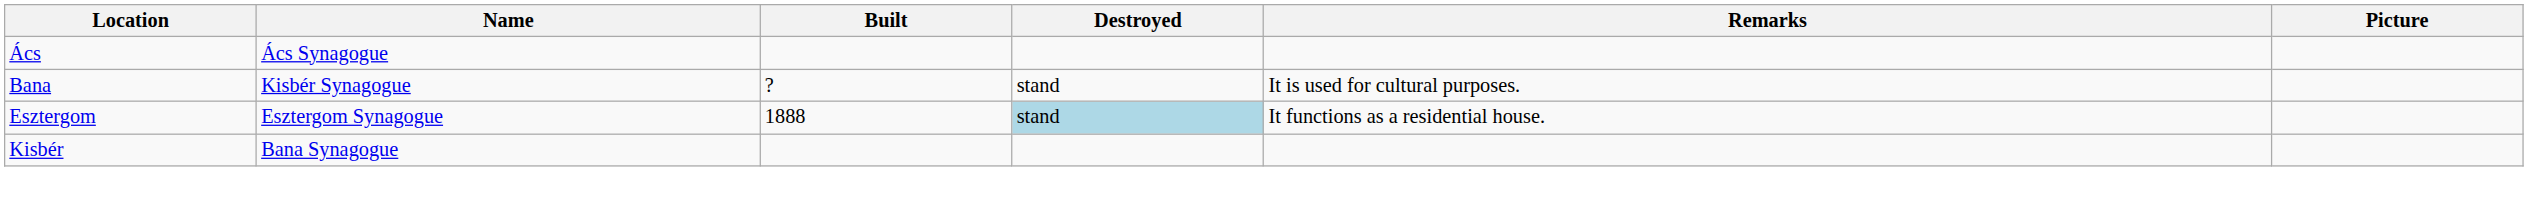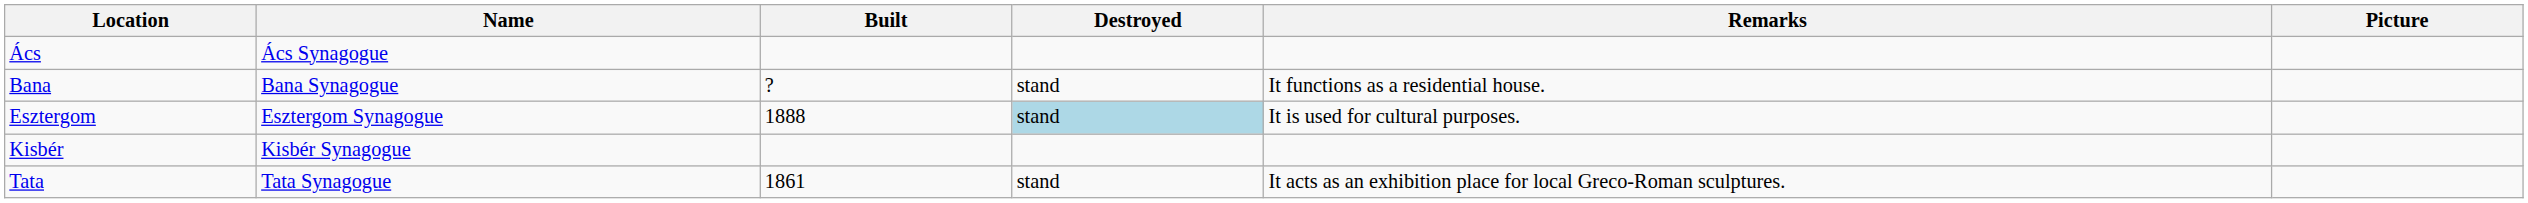(336, 85) Kisbér Synagogue -> (330, 85) Bana Synagogue
(1394, 85) It is used for cultural purposes. -> (1407, 85) It functions as a residential house.
(1407, 117) It functions as a residential house. -> (1394, 117) It is used for cultural purposes.
(330, 149) Bana Synagogue -> (336, 149) Kisbér Synagogue
+ row: (27, 181)
